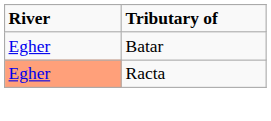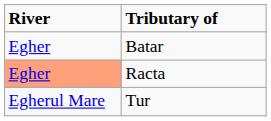+ row: (138, 101)
